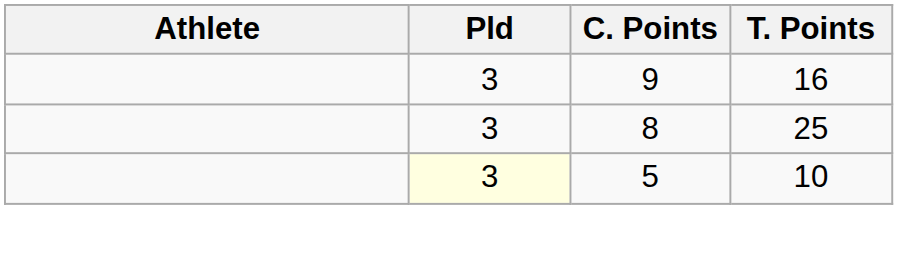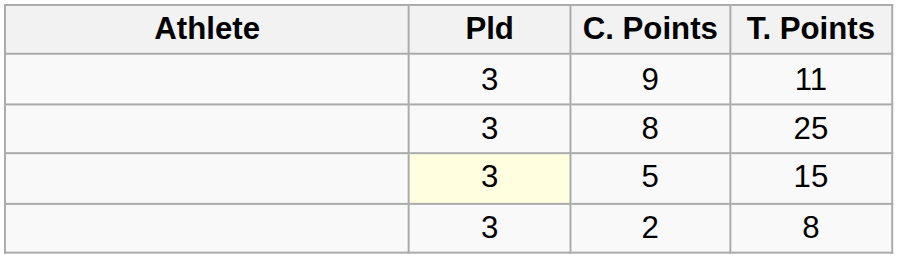(811, 78) 16 -> (811, 78) 11
(811, 177) 10 -> (811, 177) 15
+ row: (650, 227)
